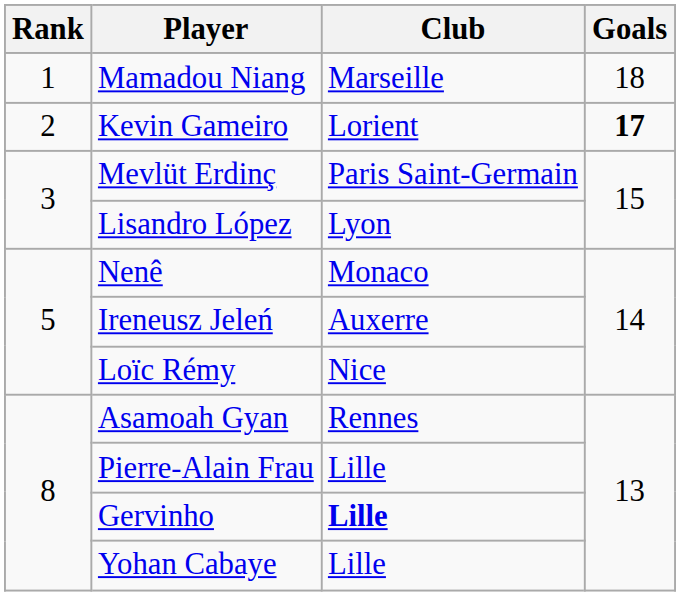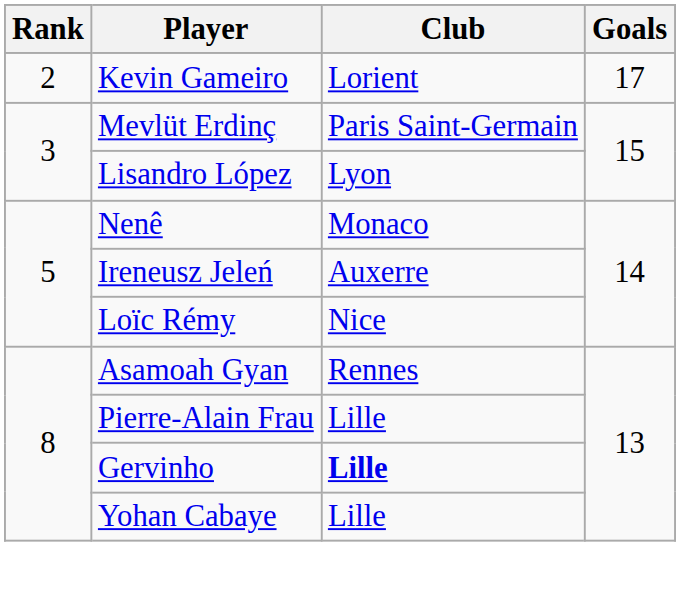- row: (202, 77)
(630, 126) bold -> (630, 77) normal
